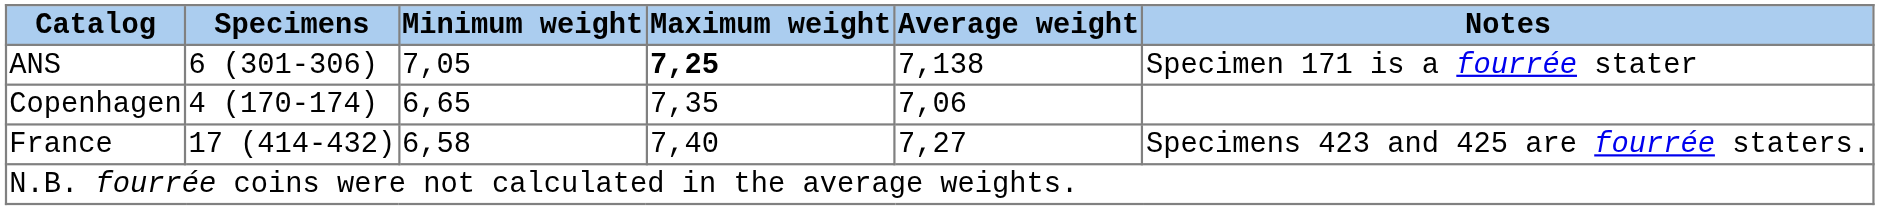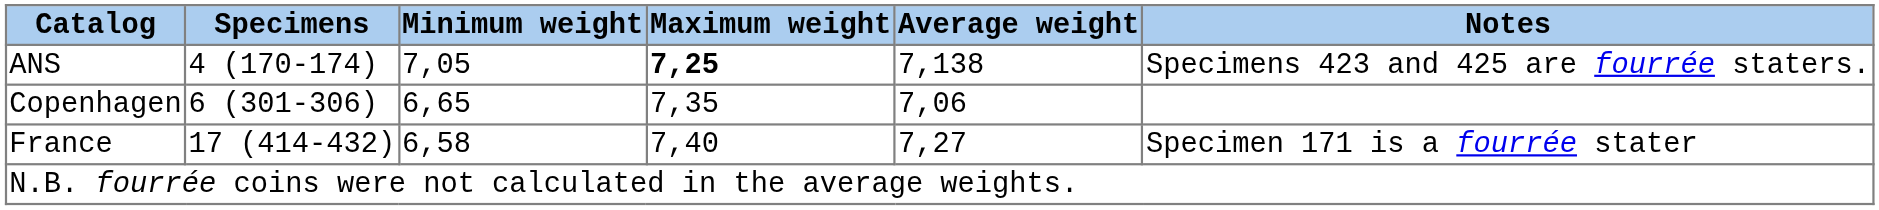(283, 65) 6 (301-306) -> (283, 65) 4 (170-174)
(1422, 65) Specimen 171 is a fourrée stater -> (1508, 65) Specimens 423 and 425 are fourrée staters.
(283, 105) 4 (170-174) -> (283, 105) 6 (301-306)
(1508, 144) Specimens 423 and 425 are fourrée staters. -> (1422, 144) Specimen 171 is a fourrée stater
